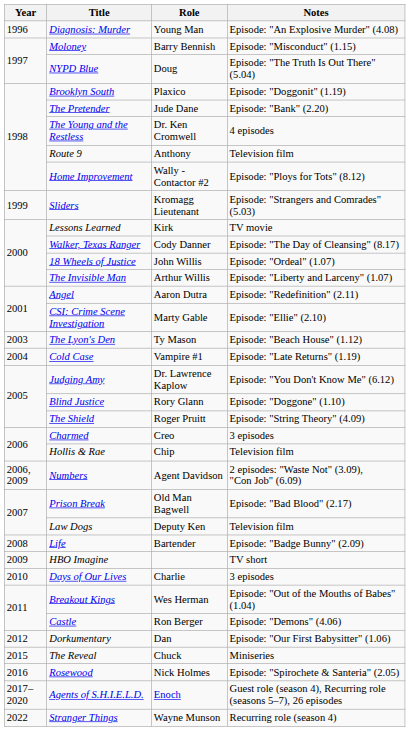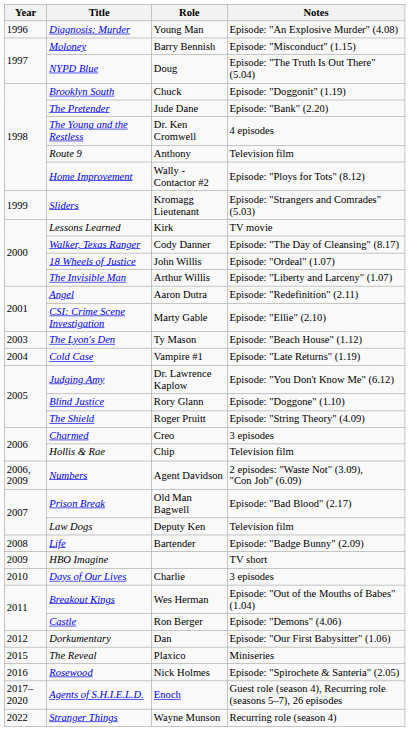(170, 91) Plaxico -> (168, 91) Chuck
(168, 655) Chuck -> (170, 655) Plaxico
